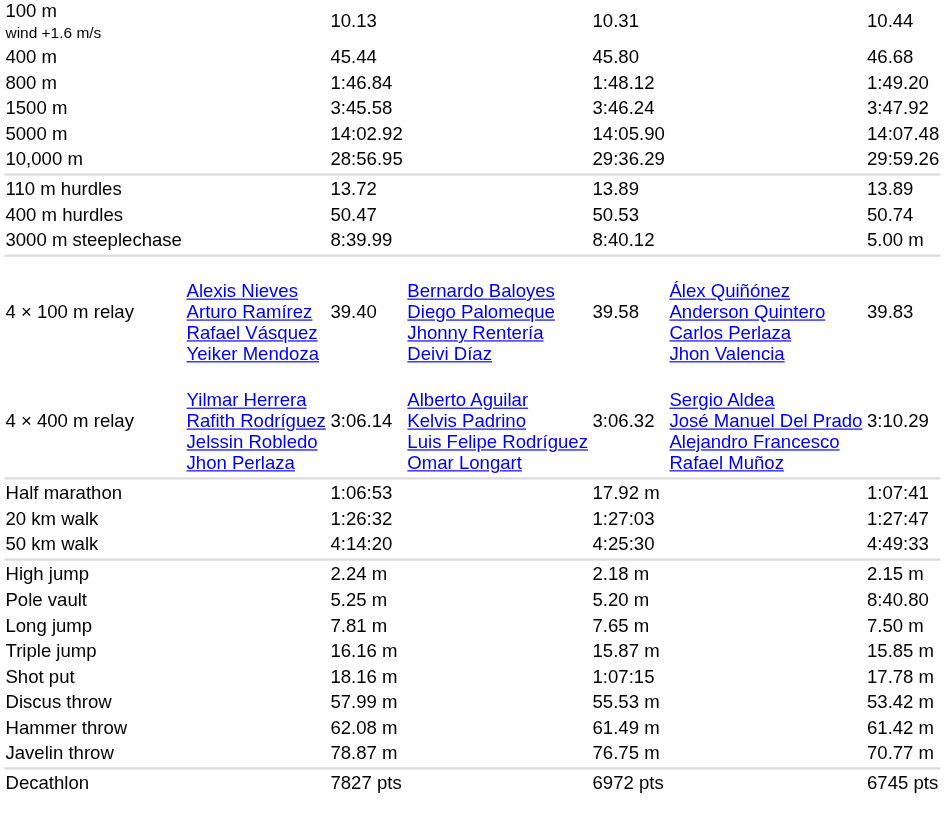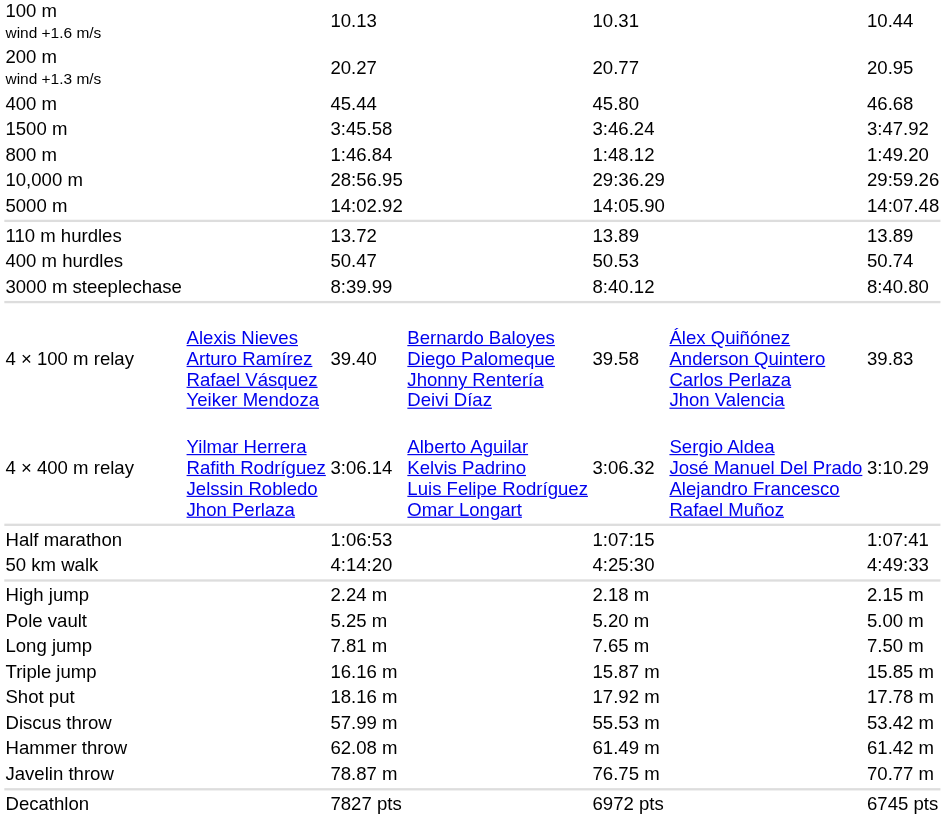+ row: (53, 67)
rows swapped: (31, 82) <-> (36, 108)
rows swapped: (36, 133) <-> (44, 159)
(895, 240) 5.00 m -> (898, 286) 8:40.80
(626, 493) 17.92 m -> (624, 539) 1:07:15
- row: (52, 518)
(898, 600) 8:40.80 -> (895, 620) 5.00 m
(624, 676) 1:07:15 -> (626, 697) 17.92 m
